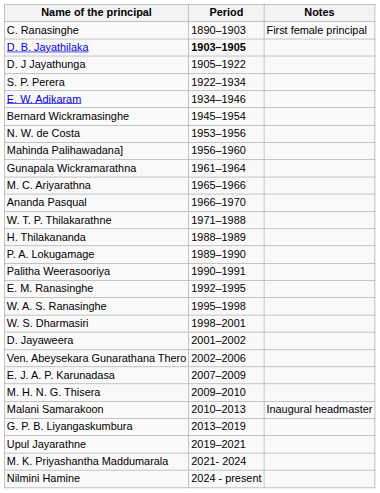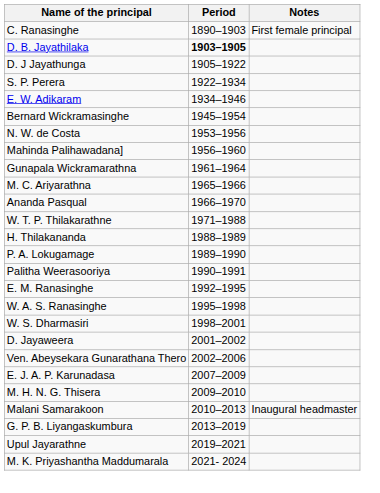- row: (43, 479)
